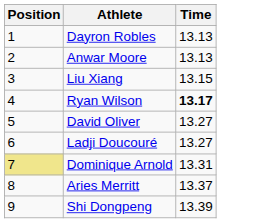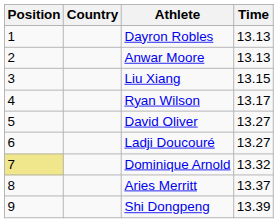+ column: (92, 15)
(196, 100) bold -> (254, 100) normal
(196, 164) 13.31 -> (254, 164) 13.32
